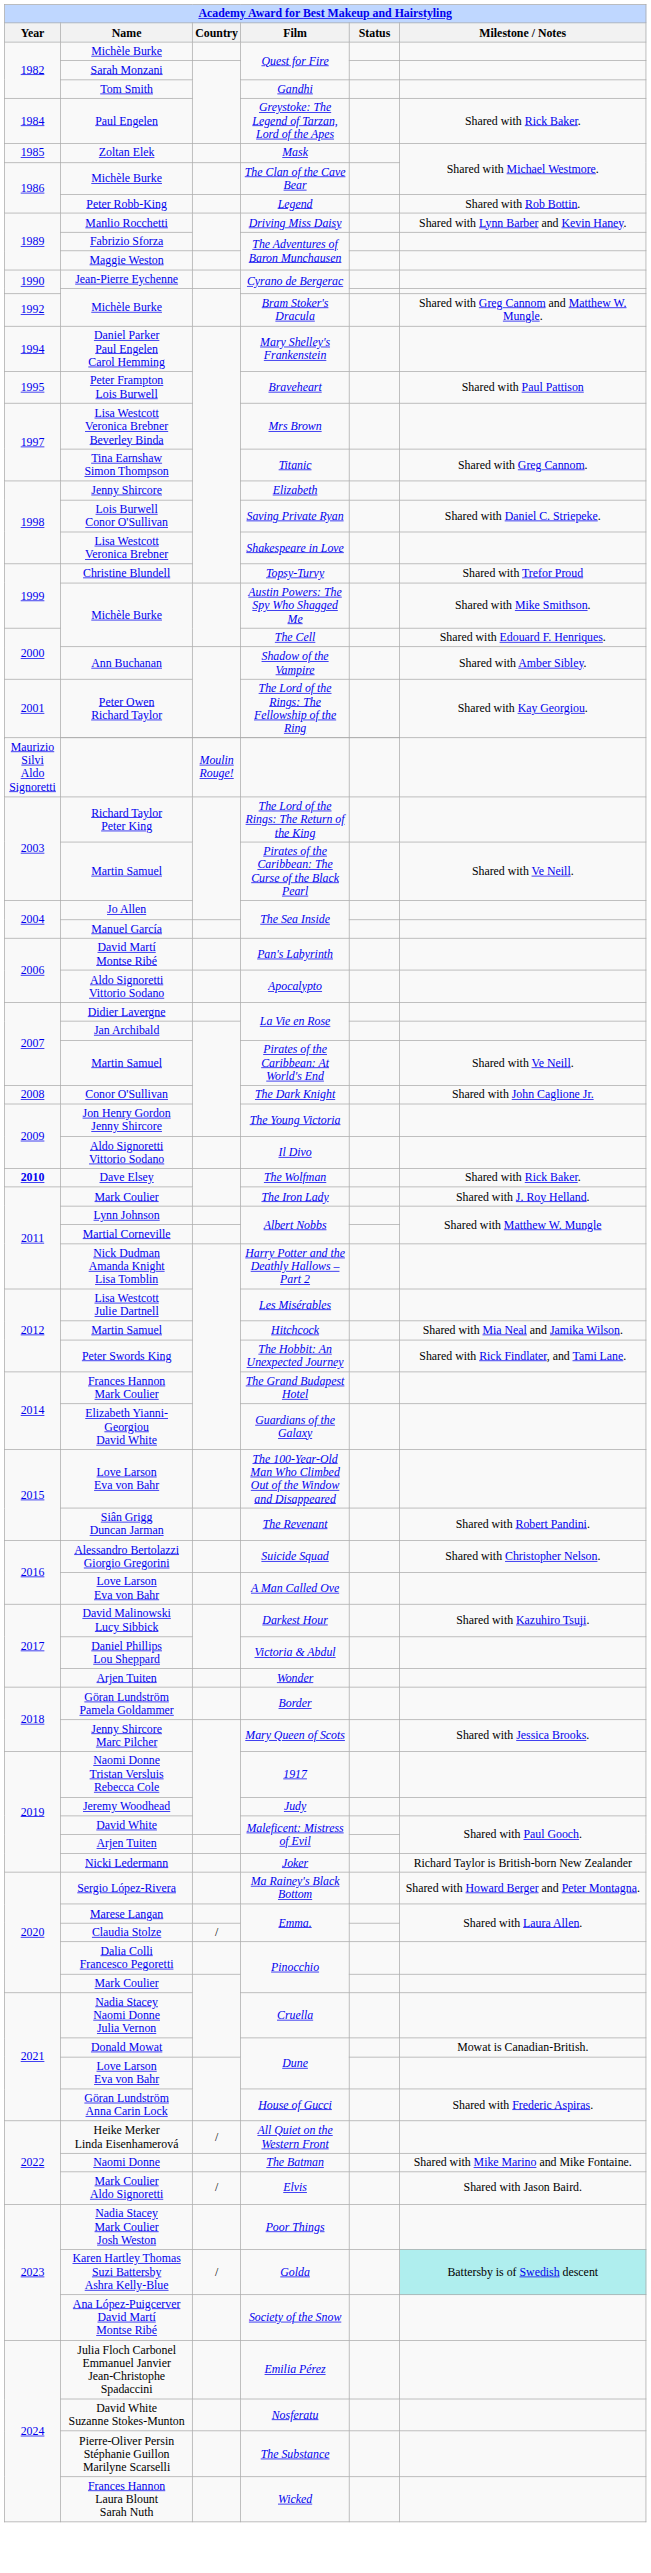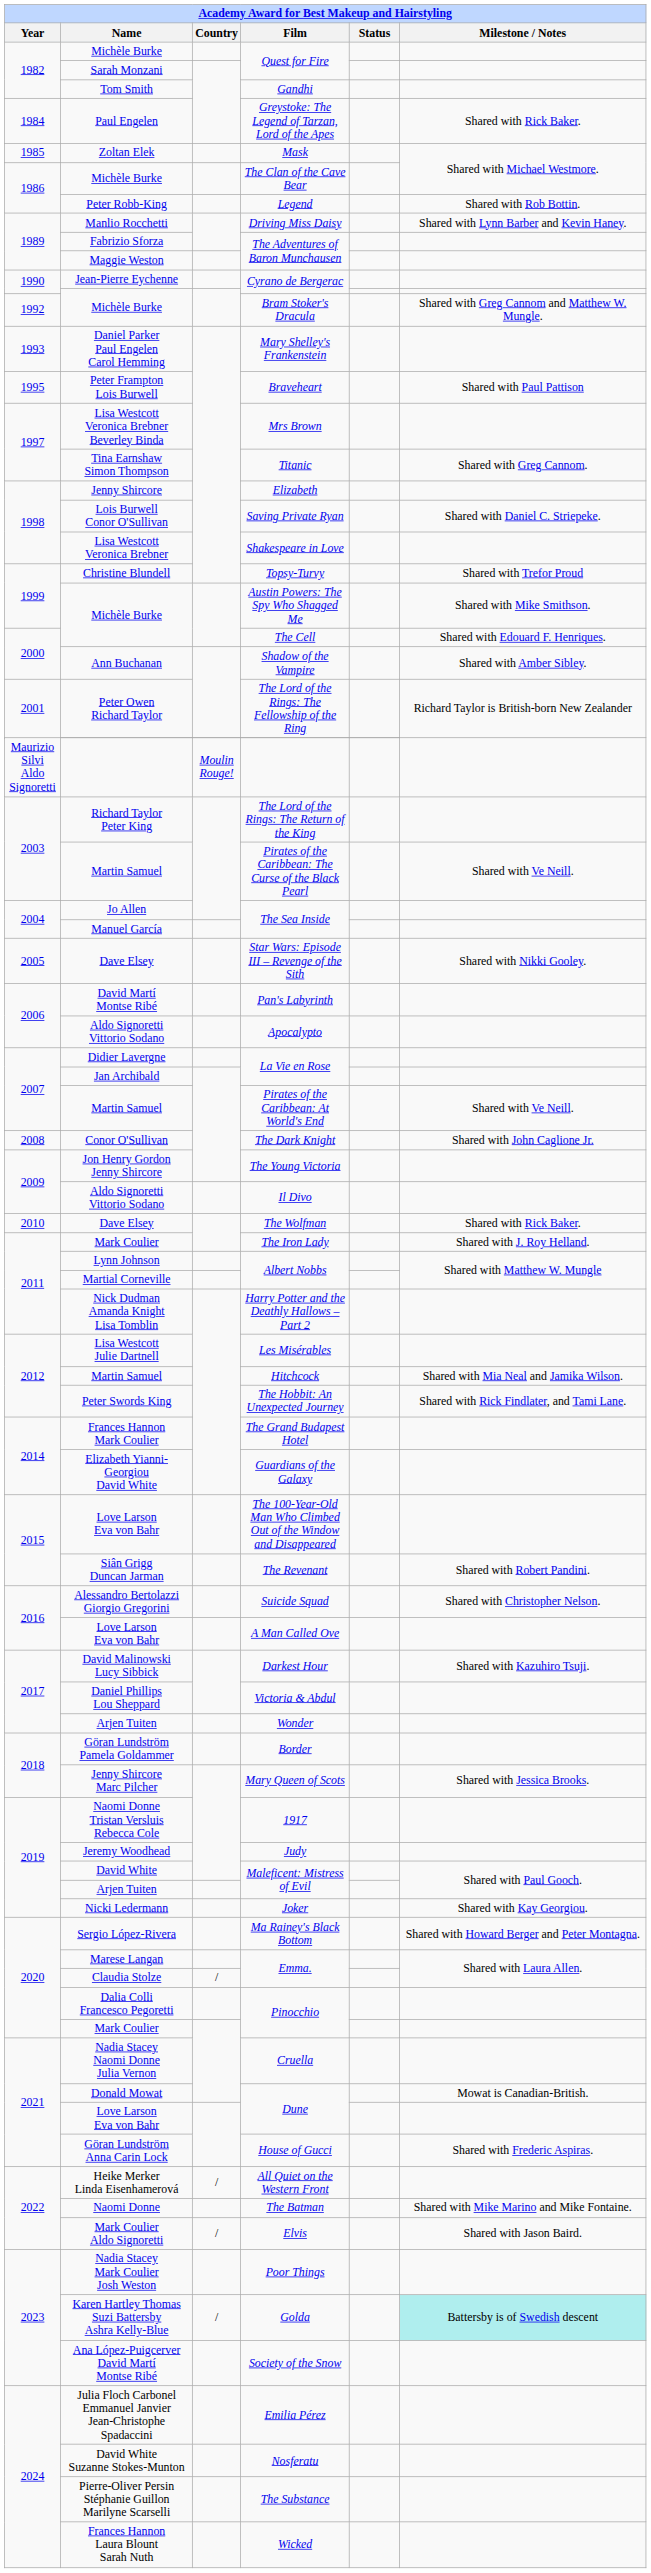(33, 348) 1994 -> (33, 348) 1993
(523, 708) Shared with Kay Georgiou. -> (523, 708) Richard Taylor is British-born New Zealander
+ row: (127, 961)
(33, 1177) bold -> (33, 1223) normal
(523, 1862) Richard Taylor is British-born New Zealander -> (523, 1908) Shared with Kay Georgiou.
